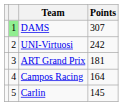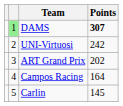(97, 28) normal -> (97, 28) bold
(97, 60) 181 -> (97, 60) 202
